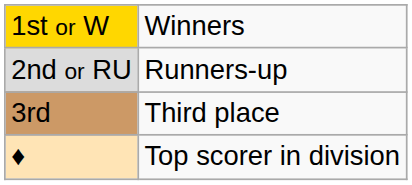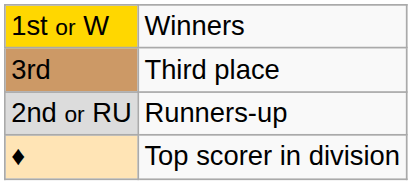rows swapped: (71, 69) <-> (31, 112)
